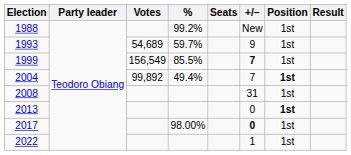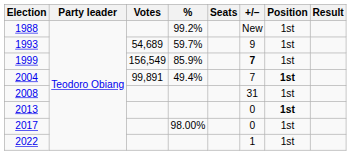(188, 61) 85.5% -> (188, 61) 85.9%
(147, 77) 99,892 -> (147, 77) 99,891
(252, 126) bold -> (252, 126) normal
